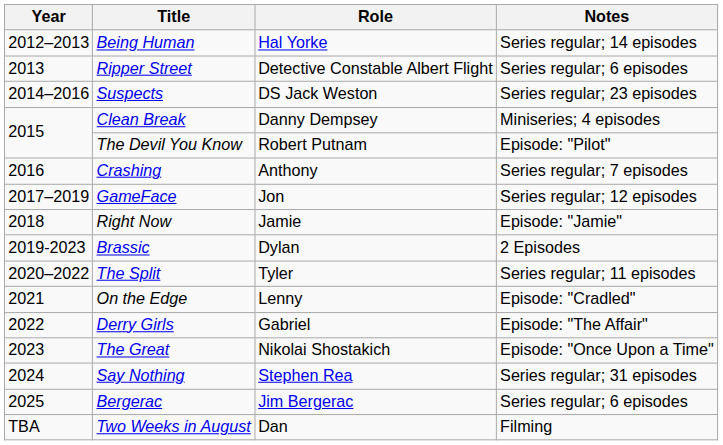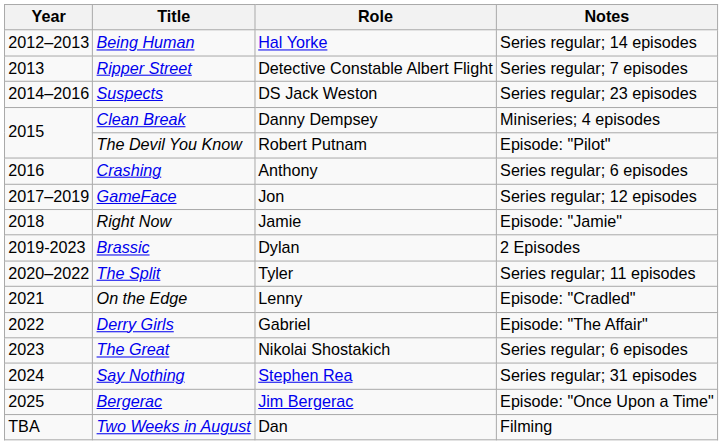(594, 68) Series regular; 6 episodes -> (594, 68) Series regular; 7 episodes
(594, 171) Series regular; 7 episodes -> (594, 171) Series regular; 6 episodes
(607, 350) Episode: "Once Upon a Time" -> (594, 350) Series regular; 6 episodes
(594, 401) Series regular; 6 episodes -> (607, 401) Episode: "Once Upon a Time"
